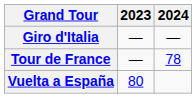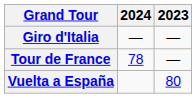columns swapped: (136, 15) <-> (173, 15)
